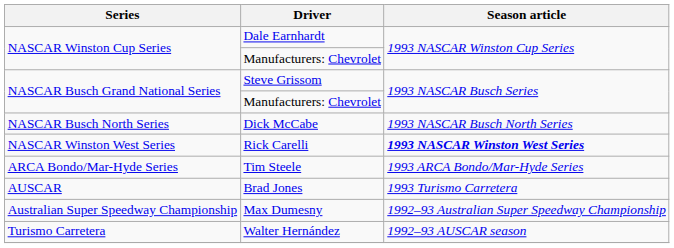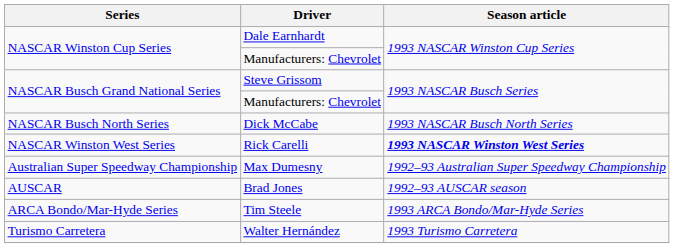rows swapped: (93, 166) <-> (122, 210)
(452, 188) 1993 Turismo Carretera -> (457, 188) 1992–93 AUSCAR season
(457, 231) 1992–93 AUSCAR season -> (452, 231) 1993 Turismo Carretera
